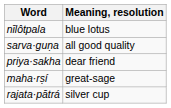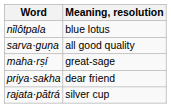rows swapped: (34, 62) <-> (27, 78)
